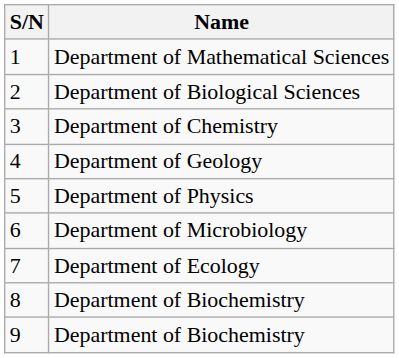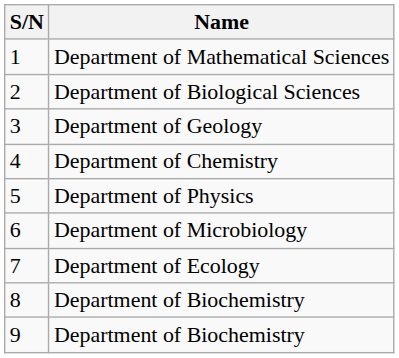(166, 126) Department of Chemistry -> (158, 126) Department of Geology
(158, 160) Department of Geology -> (166, 160) Department of Chemistry
